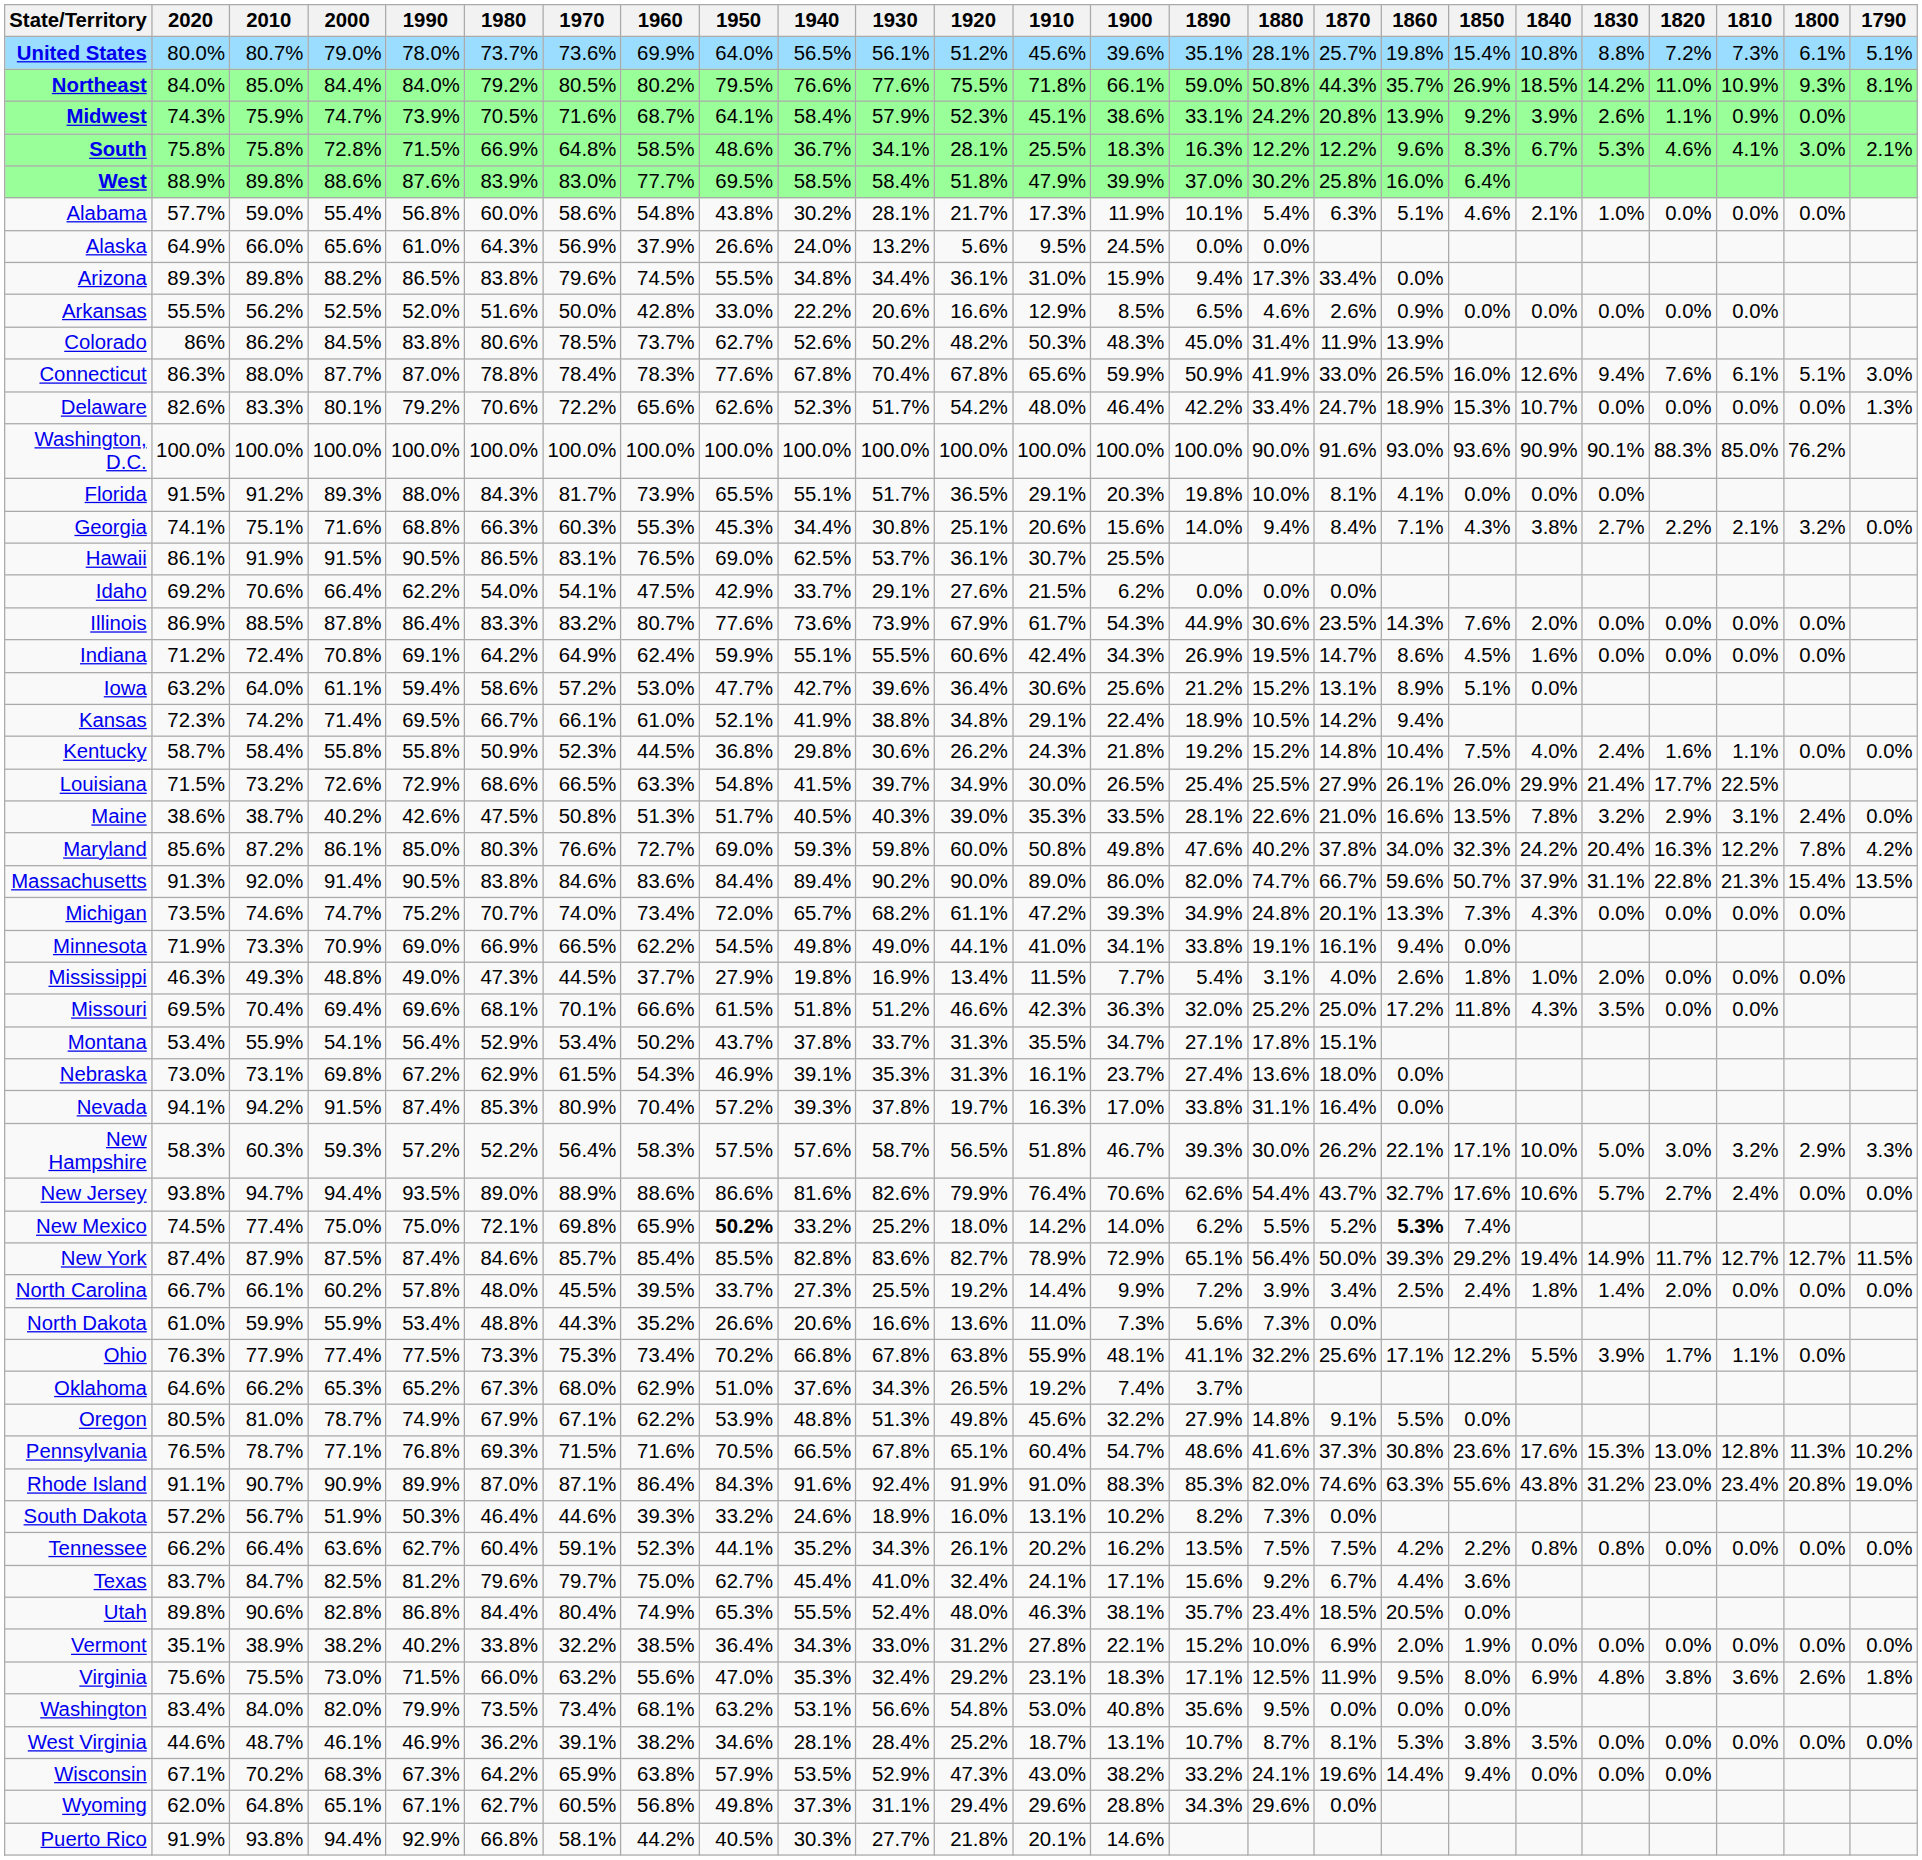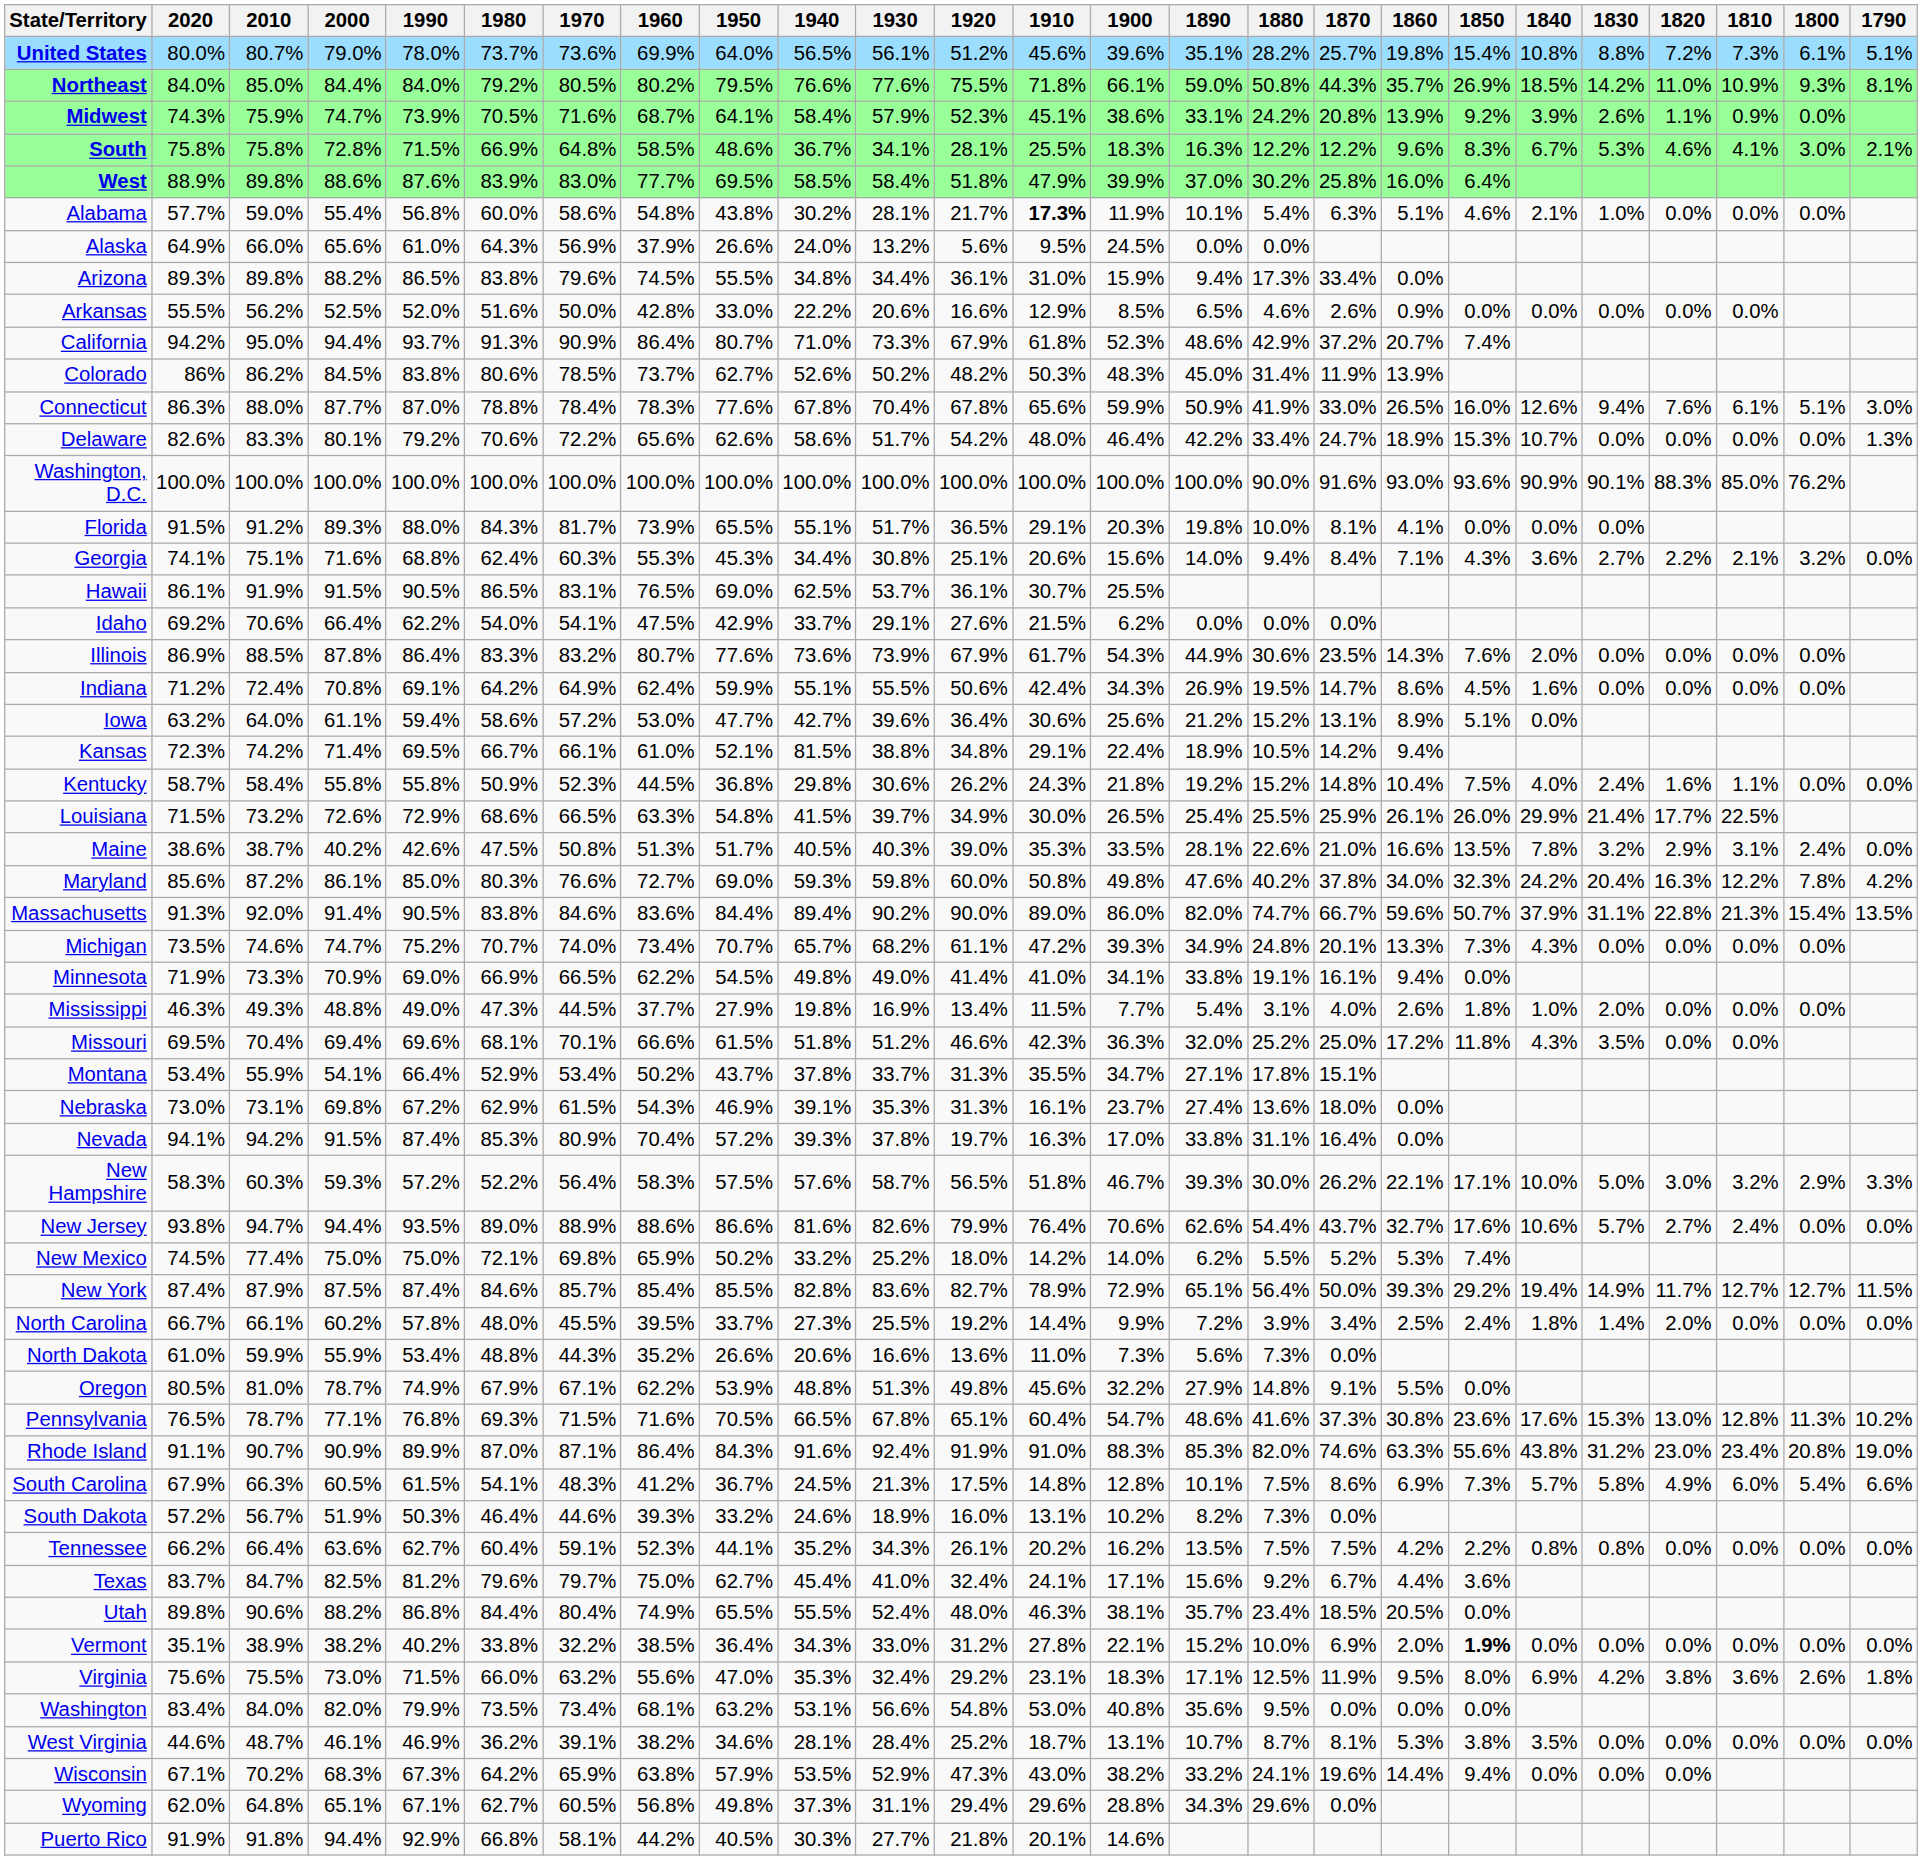(1281, 52) 28.1% -> (1281, 52) 28.2%
(1057, 213) normal -> (1057, 213) bold
+ row: (104, 342)
(822, 407) 52.3% -> (822, 439) 58.6%
(509, 526) 66.3% -> (509, 559) 62.4%
(1554, 526) 3.8% -> (1554, 559) 3.6%
(979, 655) 60.6% -> (979, 687) 50.6%
(822, 720) 41.9% -> (822, 752) 81.5%
(1348, 784) 27.9% -> (1348, 816) 25.9%
(744, 913) 72.0% -> (744, 945) 70.7%
(979, 945) 44.1% -> (979, 978) 41.4%
(431, 1042) 56.4% -> (431, 1074) 66.4%
(744, 1226) bold -> (744, 1258) normal
(1421, 1226) bold -> (1421, 1258) normal
- row: (125, 1355)
- row: (100, 1387)
+ row: (80, 1484)
(353, 1613) 82.8% -> (353, 1613) 88.2%
(744, 1613) 65.3% -> (744, 1613) 65.5%
(1487, 1645) normal -> (1487, 1645) bold
(1621, 1677) 4.8% -> (1621, 1677) 4.2%
(274, 1838) 93.8% -> (274, 1838) 91.8%
